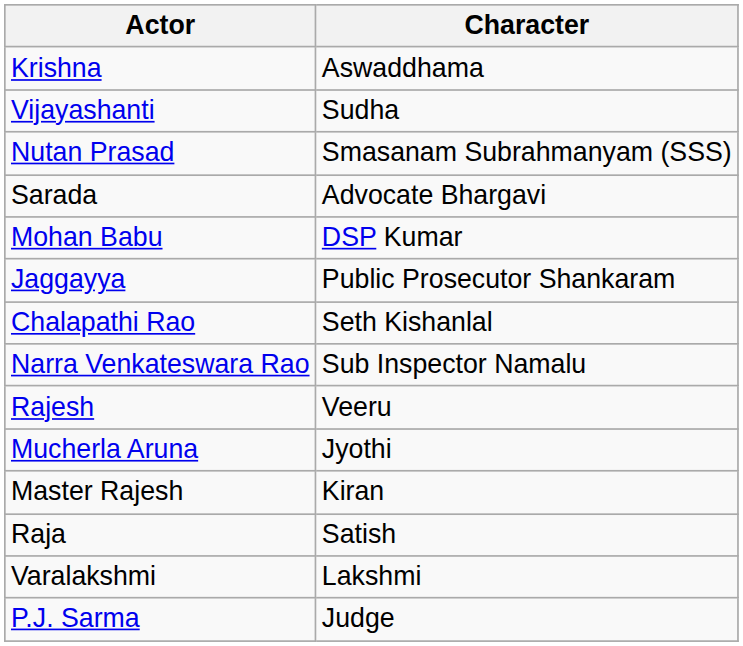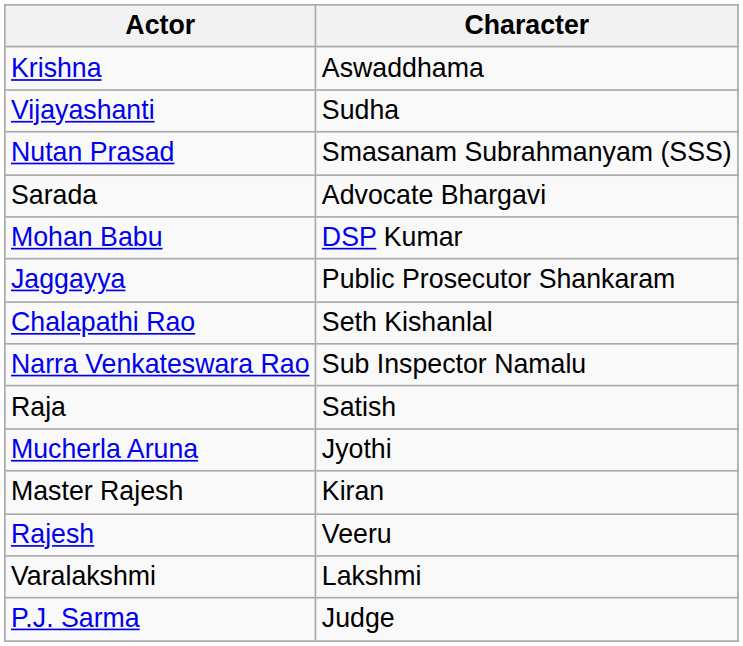rows swapped: (53, 407) <-> (38, 534)
